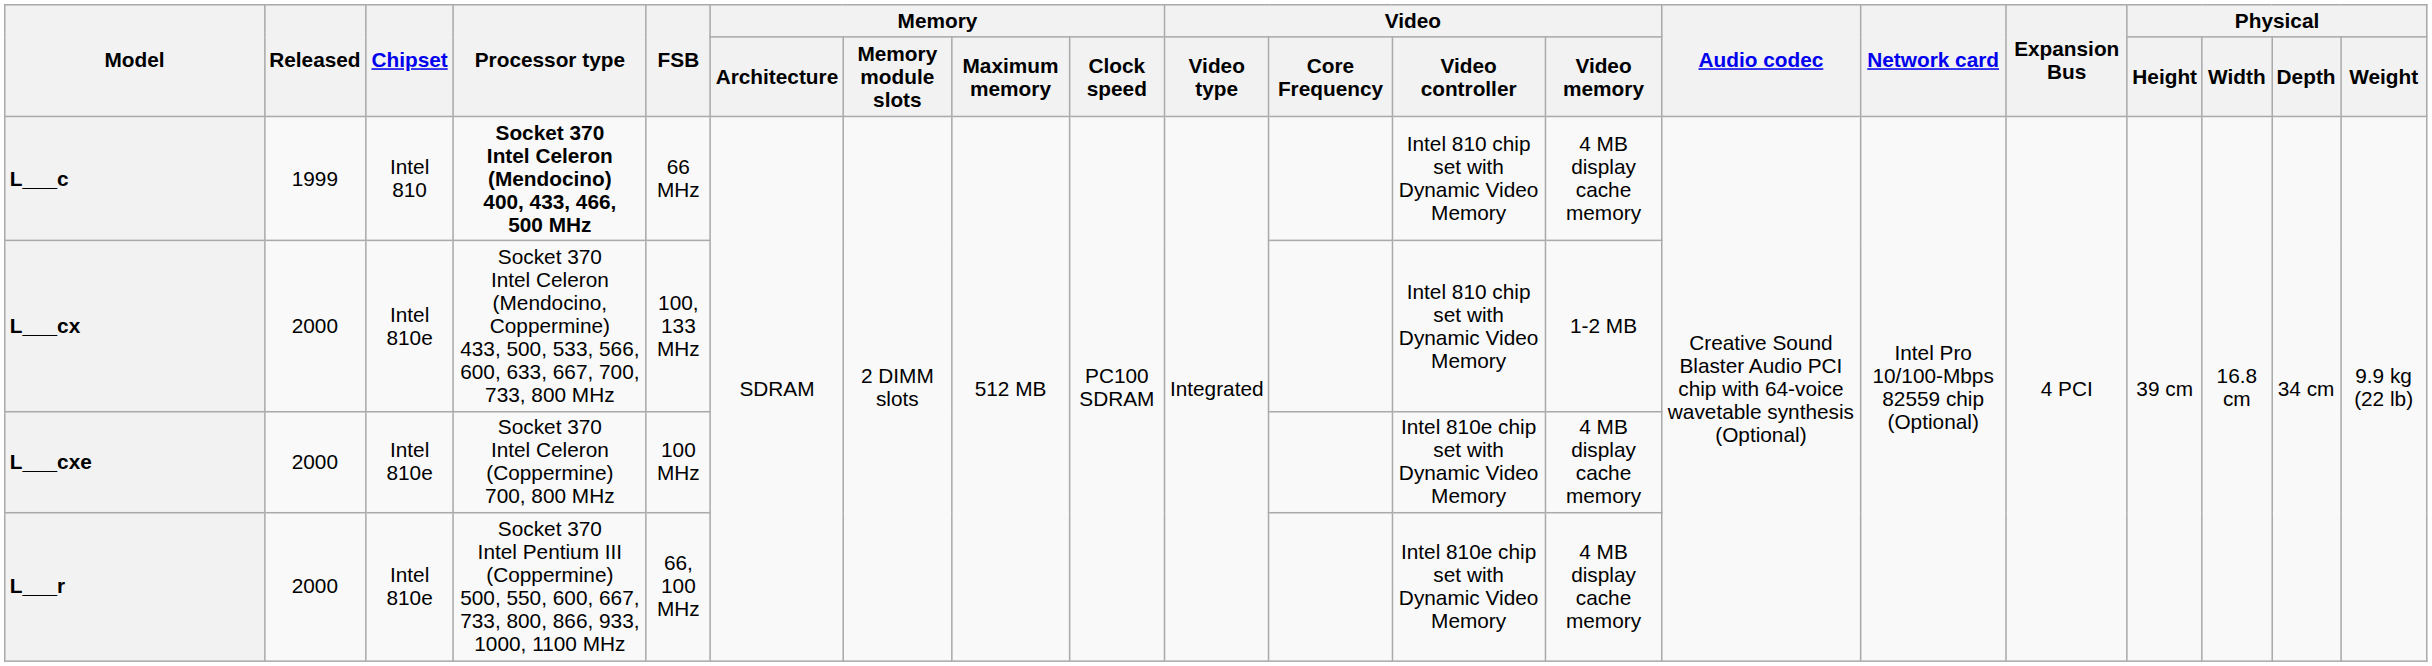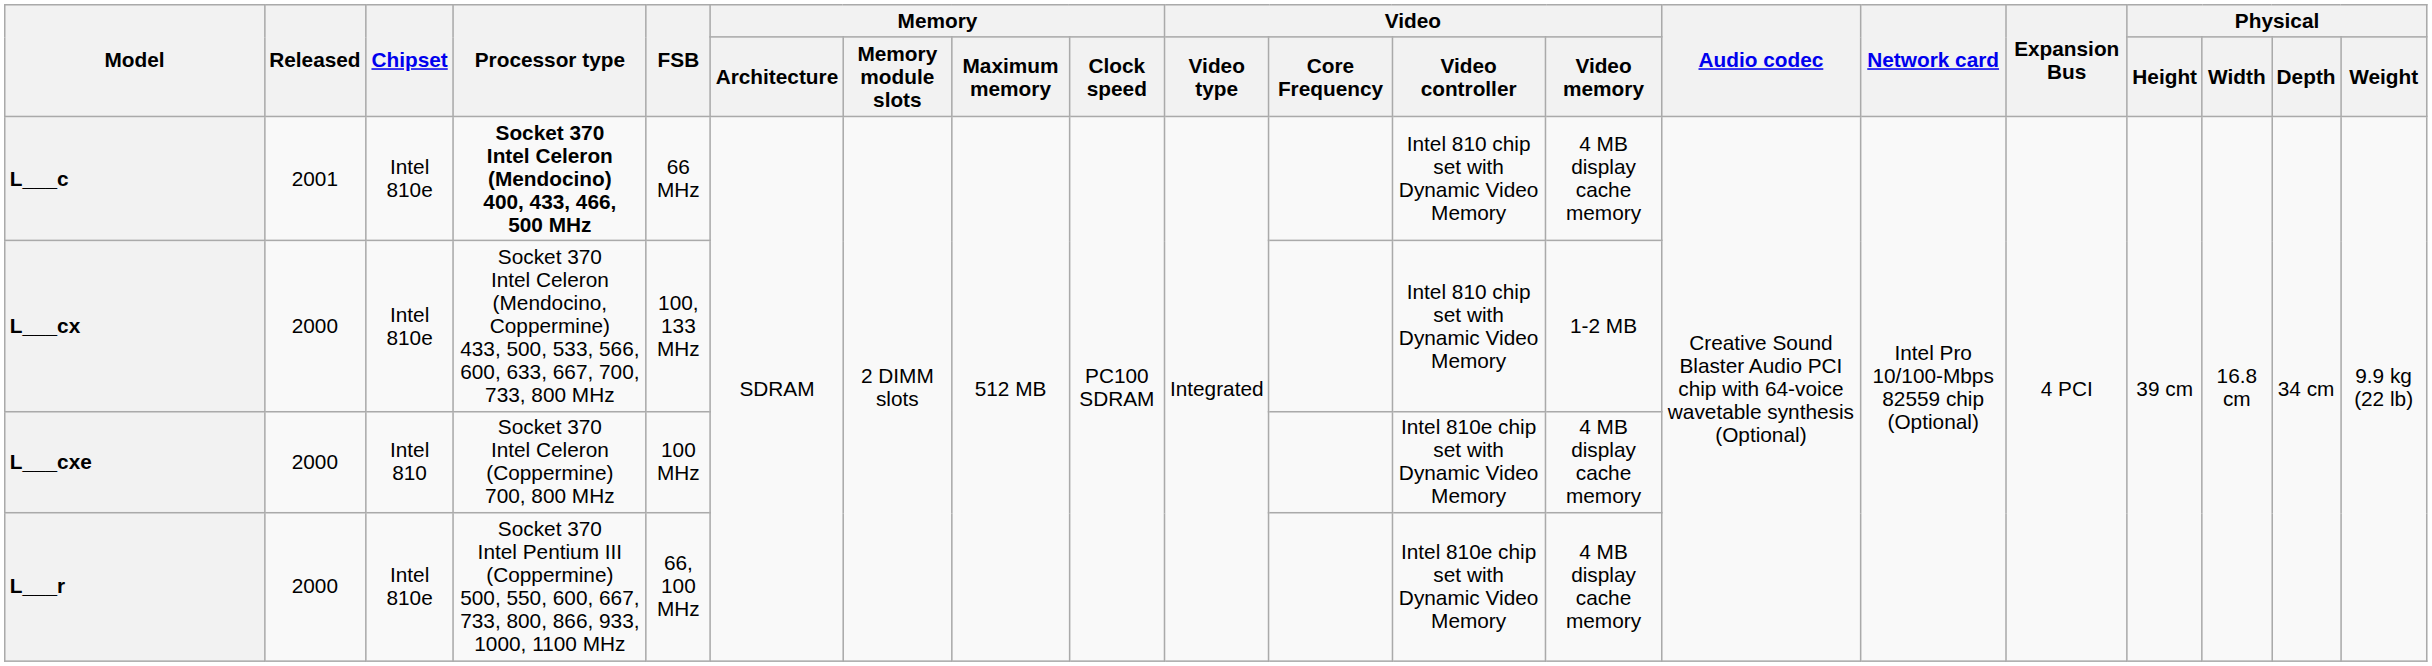(315, 178) 1999 -> (315, 178) 2001
(410, 178) Intel 810 -> (410, 178) Intel 810e
(410, 462) Intel 810e -> (410, 462) Intel 810
